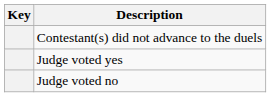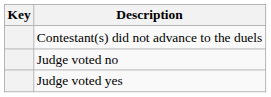rows swapped: (80, 59) <-> (78, 80)
